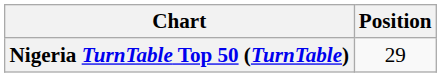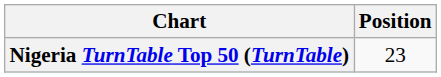(395, 54) 29 -> (395, 54) 23
